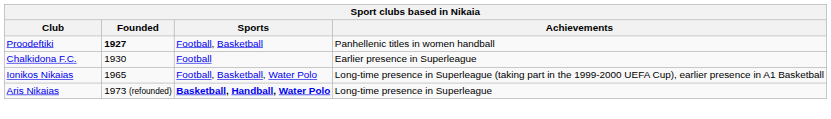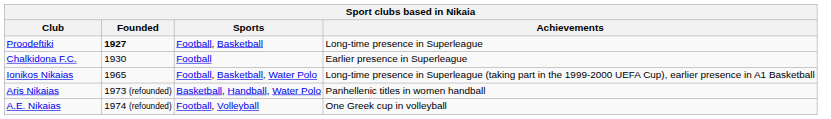(415, 43) Panhellenic titles in women handball -> (404, 43) Long-time presence in Superleague
(253, 91) bold -> (249, 91) normal
(413, 91) Long-time presence in Superleague -> (405, 91) Panhellenic titles in women handball
+ row: (34, 106)
